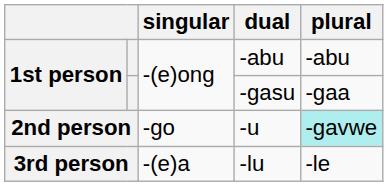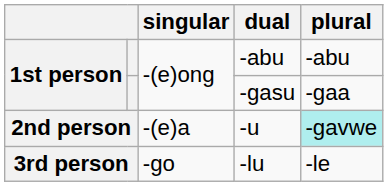(159, 127) -go -> (166, 127) -(e)a
(166, 163) -(e)a -> (159, 163) -go
